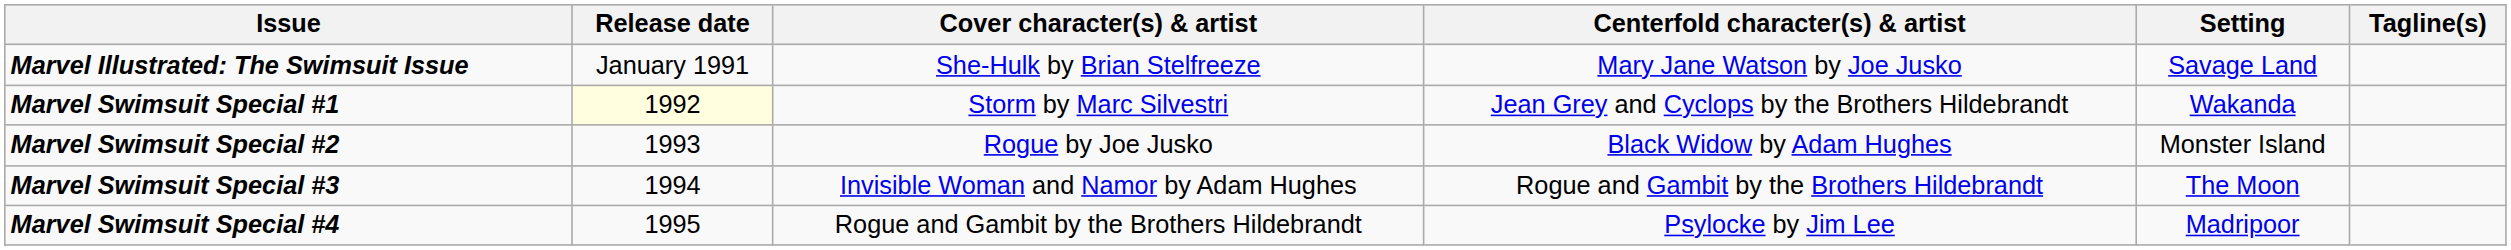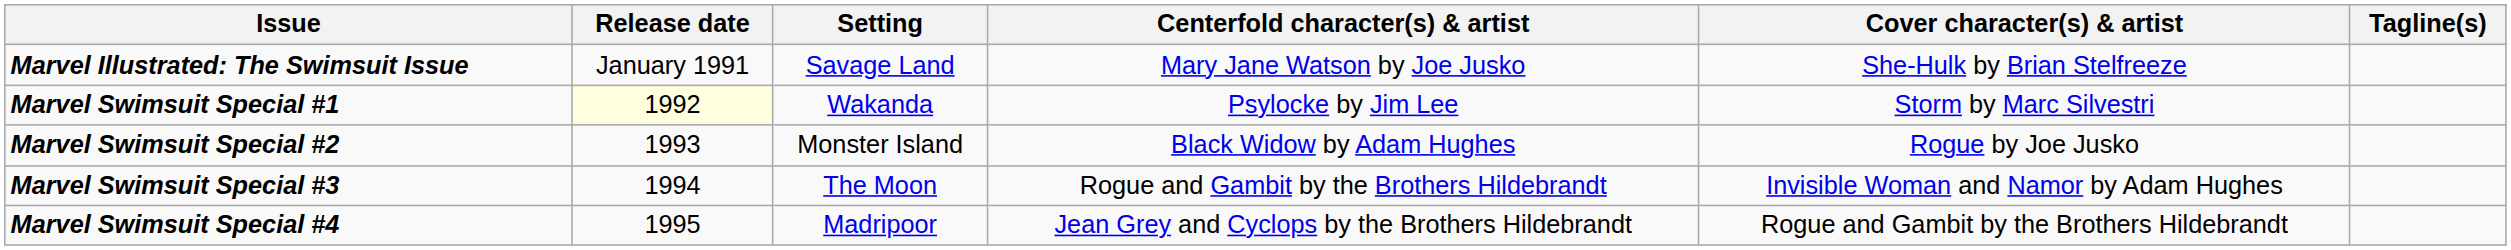columns swapped: (1098, 24) <-> (2243, 24)
(1780, 104) Jean Grey and Cyclops by the Brothers Hildebrandt -> (1343, 104) Psylocke by Jim Lee
(1780, 225) Psylocke by Jim Lee -> (1343, 225) Jean Grey and Cyclops by the Brothers Hildebrandt
